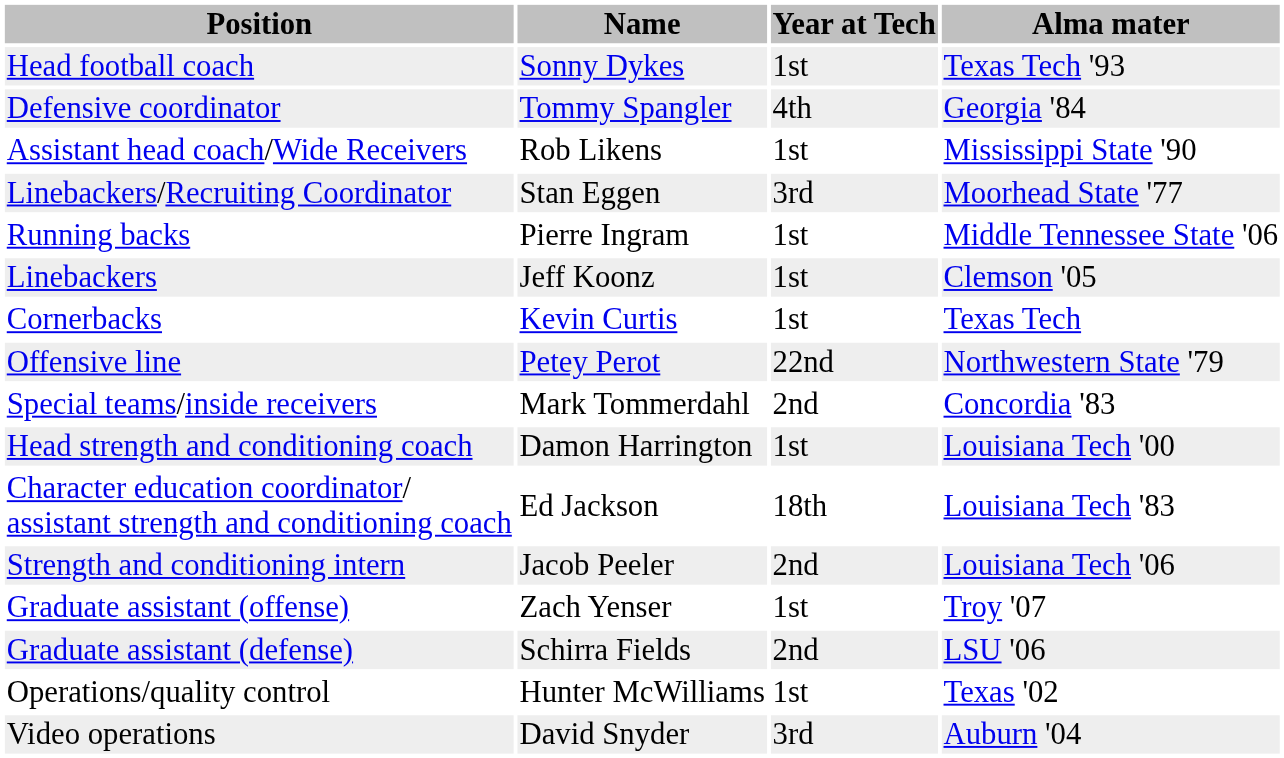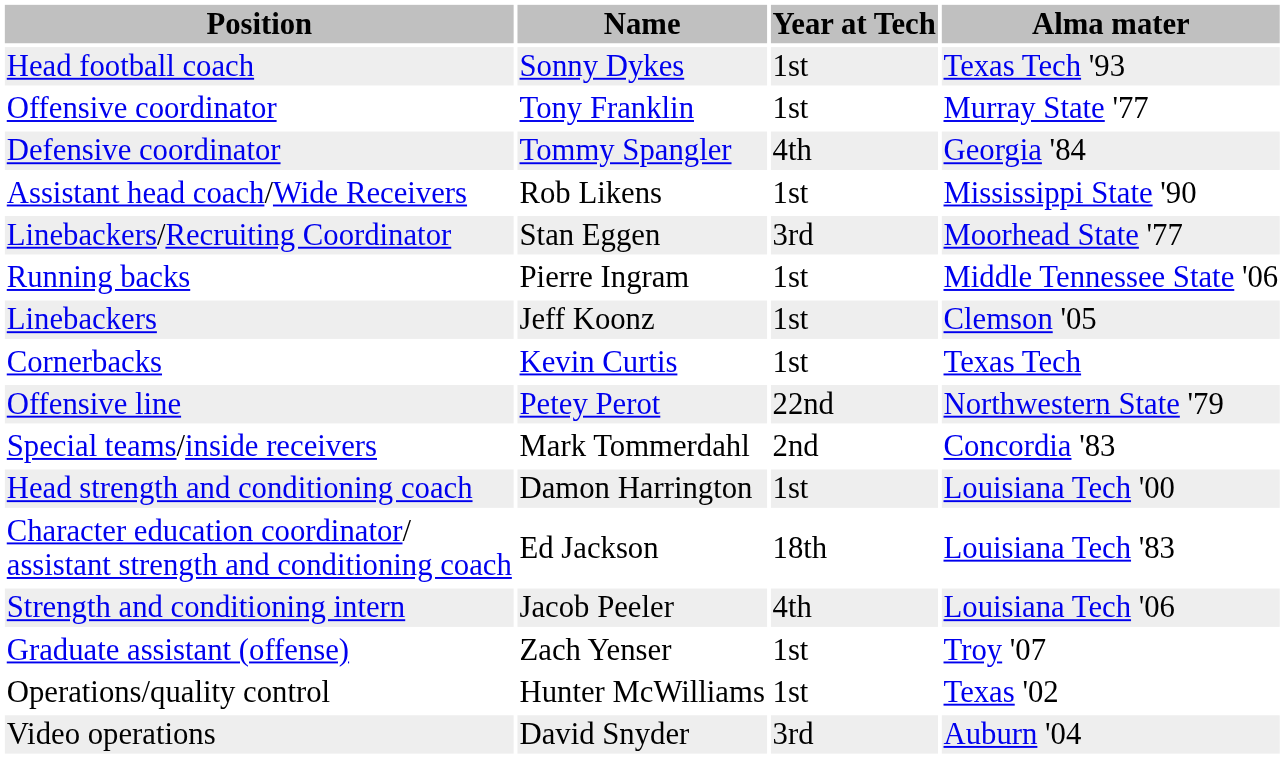+ row: (142, 108)
(796, 565) 2nd -> (792, 607) 4th
- row: (180, 649)
